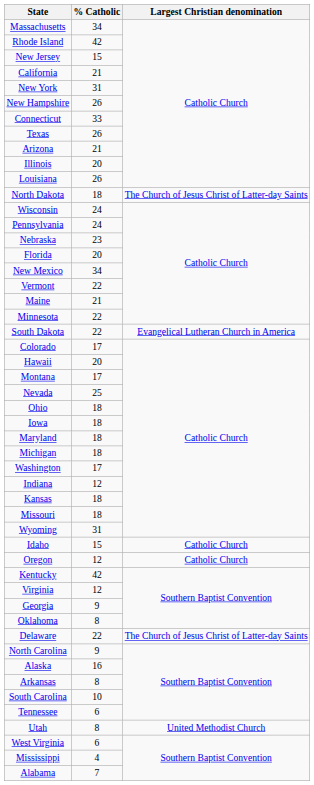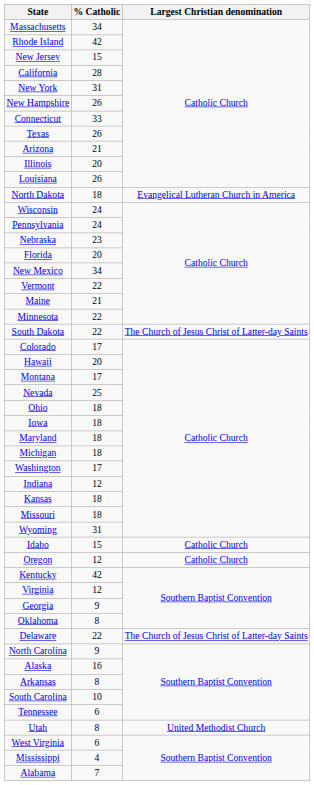(97, 73) 21 -> (97, 73) 28
(216, 194) The Church of Jesus Christ of Latter-day Saints -> (216, 194) Evangelical Lutheran Church in America
(216, 331) Evangelical Lutheran Church in America -> (216, 331) The Church of Jesus Christ of Latter-day Saints
